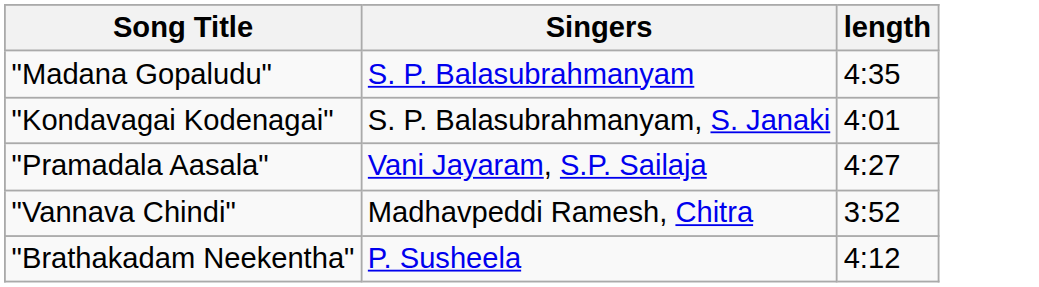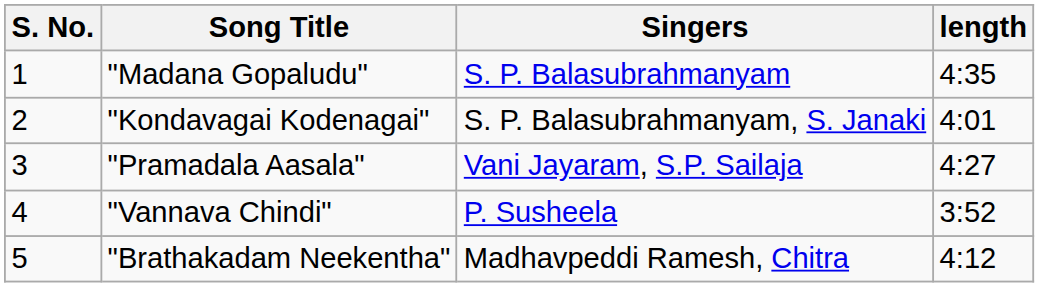+ column: (53, 27)
(560, 212) Madhavpeddi Ramesh, Chitra -> (540, 212) P. Susheela
(444, 258) P. Susheela -> (656, 258) Madhavpeddi Ramesh, Chitra
